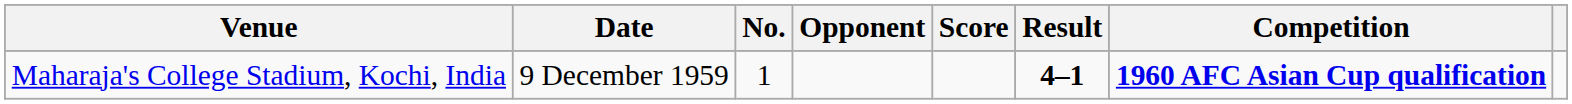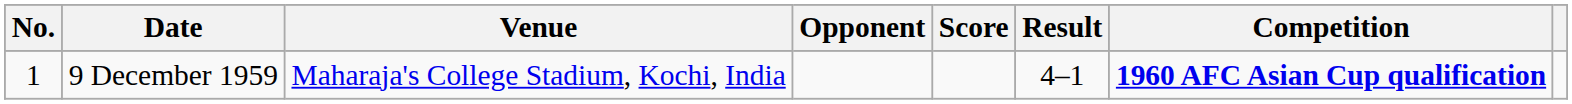columns swapped: (764, 27) <-> (259, 27)
(1062, 74) bold -> (1062, 74) normal
